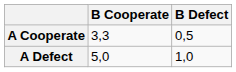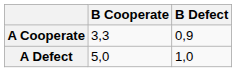(184, 35) 0,5 -> (184, 35) 0,9
